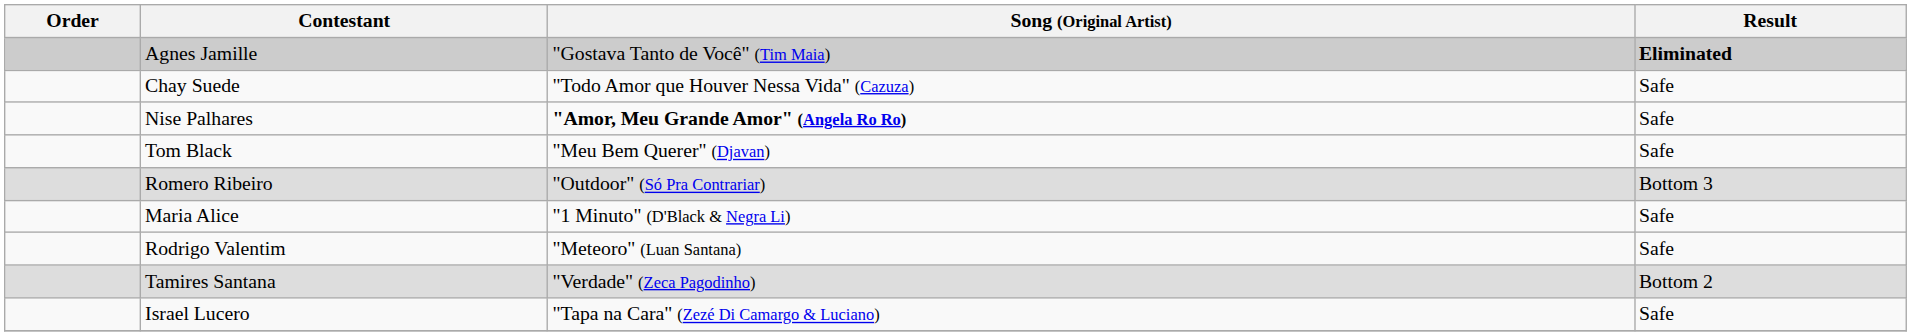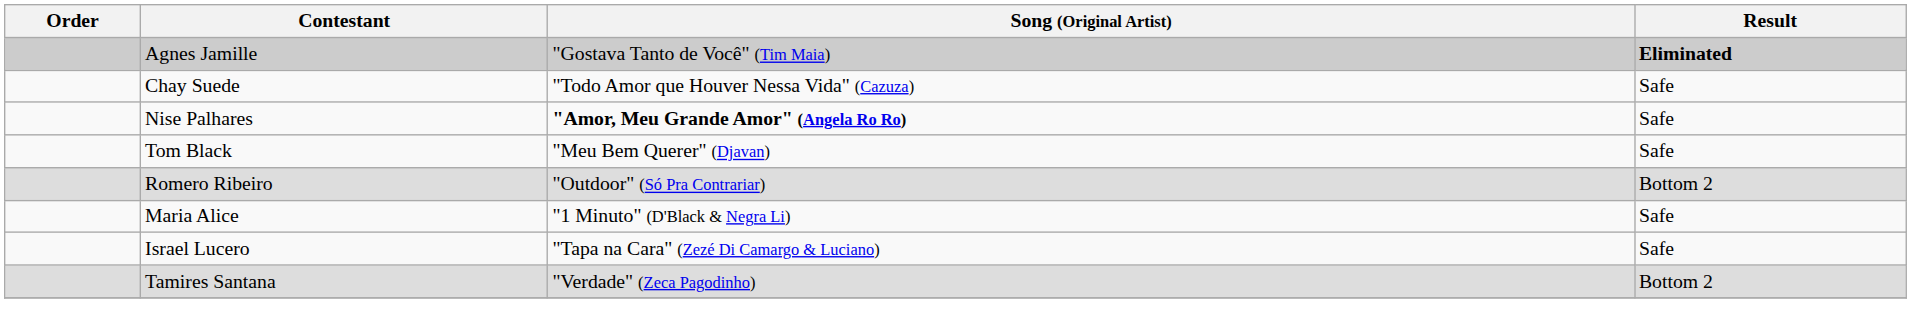(1676, 183) Bottom 3 -> (1676, 183) Bottom 2
- row: (215, 248)
rows swapped: (210, 281) <-> (197, 313)
